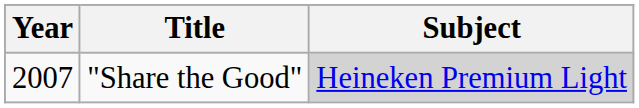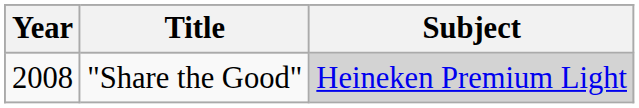(43, 77) 2007 -> (43, 77) 2008
